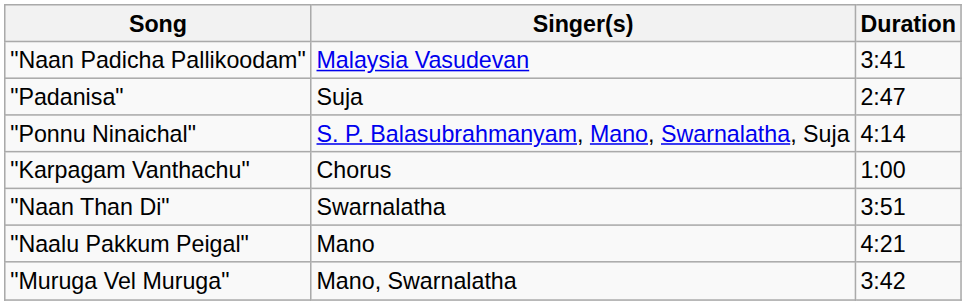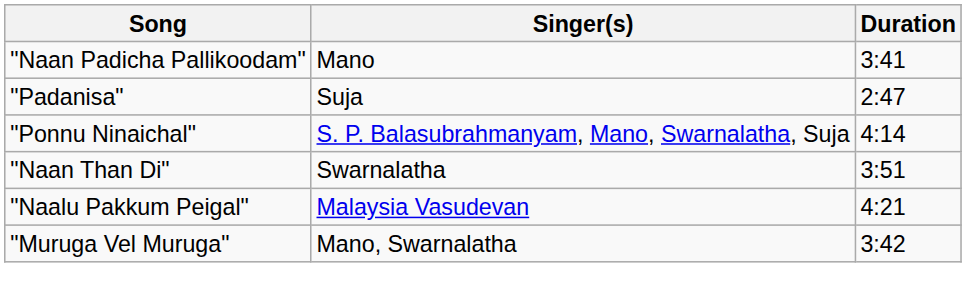(423, 60) Malaysia Vasudevan -> (346, 60) Mano
- row: (130, 171)
(346, 244) Mano -> (423, 207) Malaysia Vasudevan
